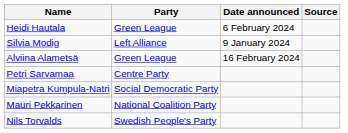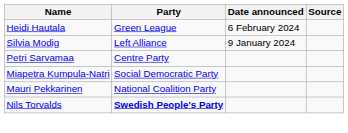- row: (42, 58)
(165, 120) normal -> (169, 105) bold
